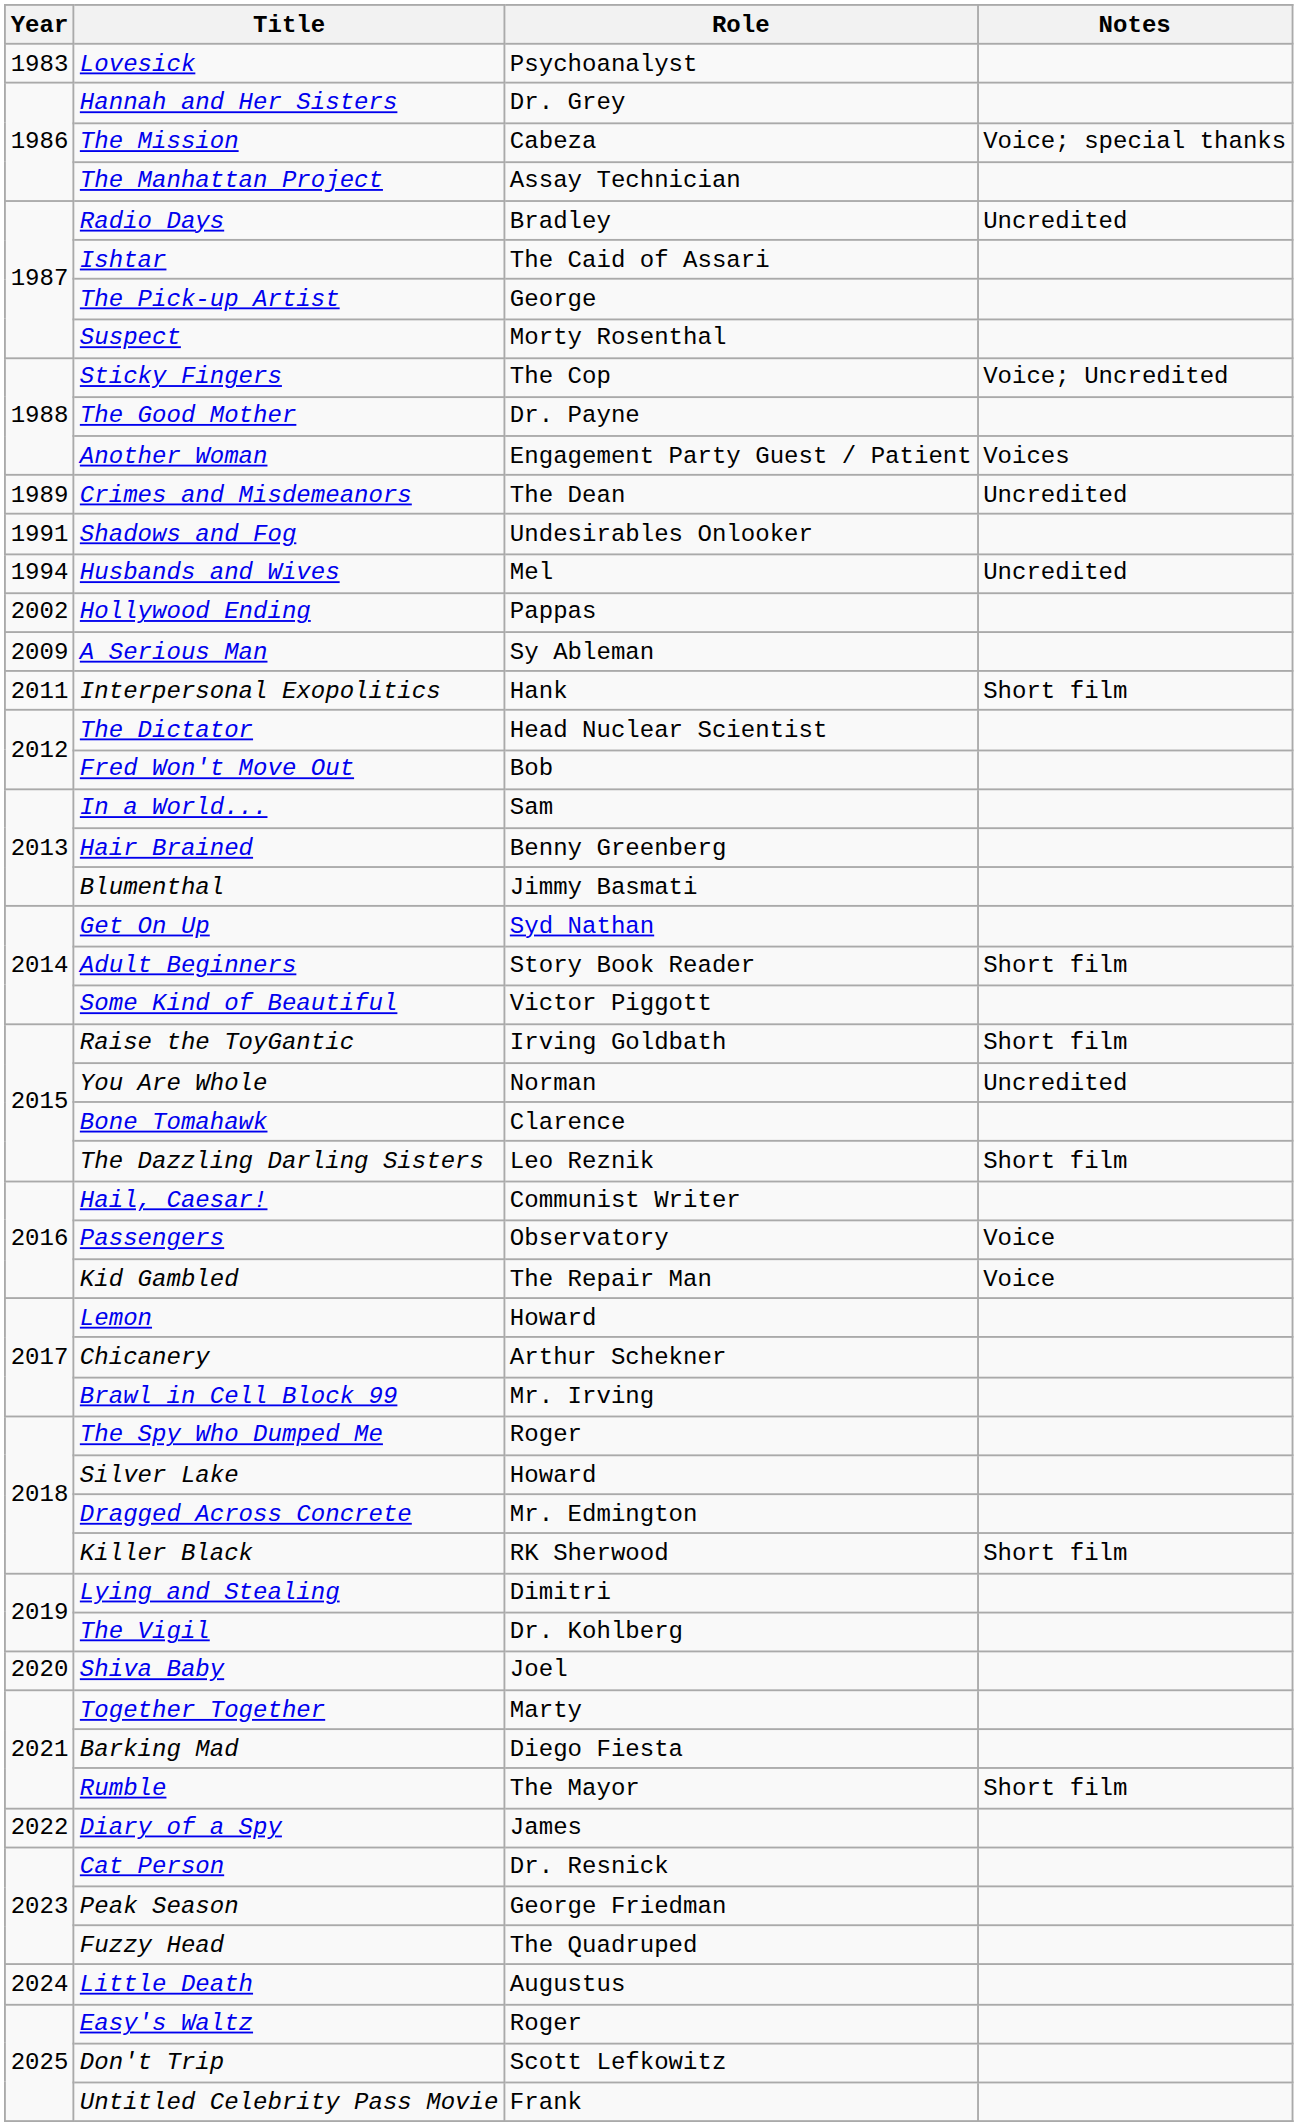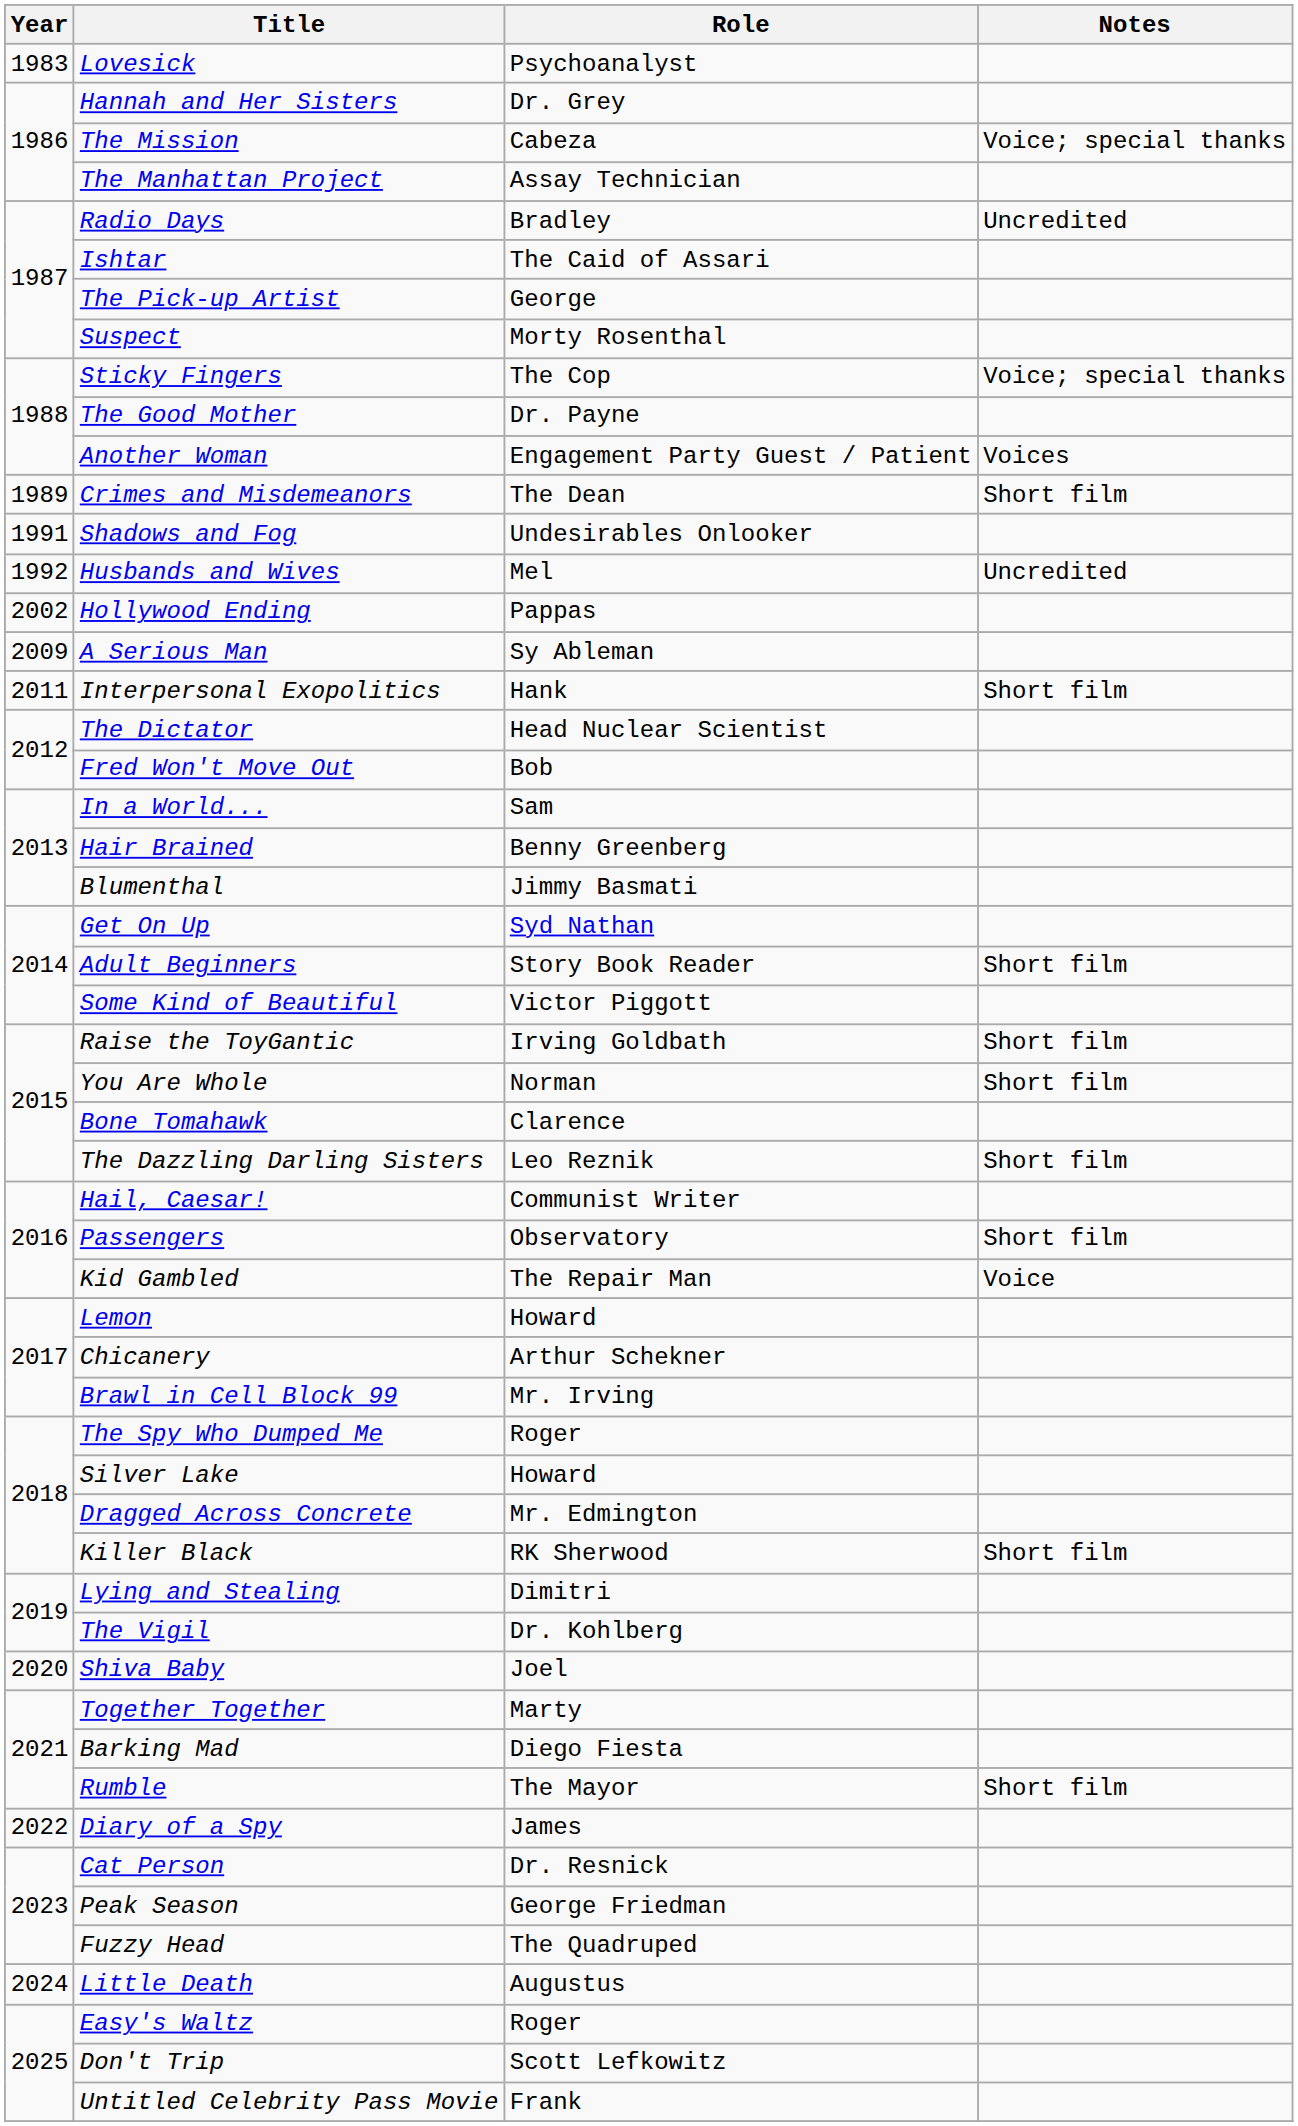(1106, 377) Voice; Uncredited -> (1135, 377) Voice; special thanks
(1055, 495) Uncredited -> (1055, 495) Short film
(40, 573) 1994 -> (40, 573) 1992
(1055, 1083) Uncredited -> (1055, 1083) Short film
(1019, 1240) Voice -> (1055, 1240) Short film
